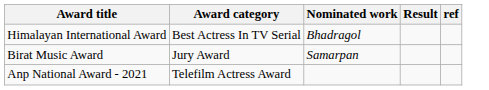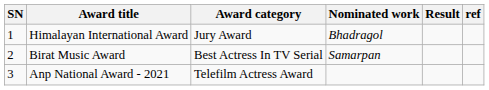+ column: (15, 14)
(236, 34) Best Actress In TV Serial -> (223, 34) Jury Award
(201, 54) Jury Award -> (258, 54) Best Actress In TV Serial
